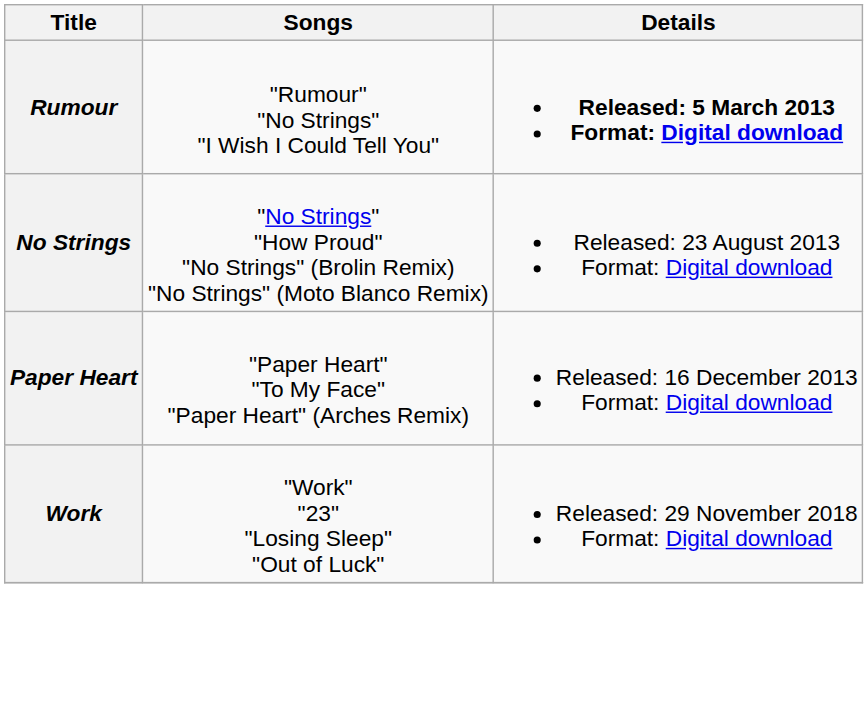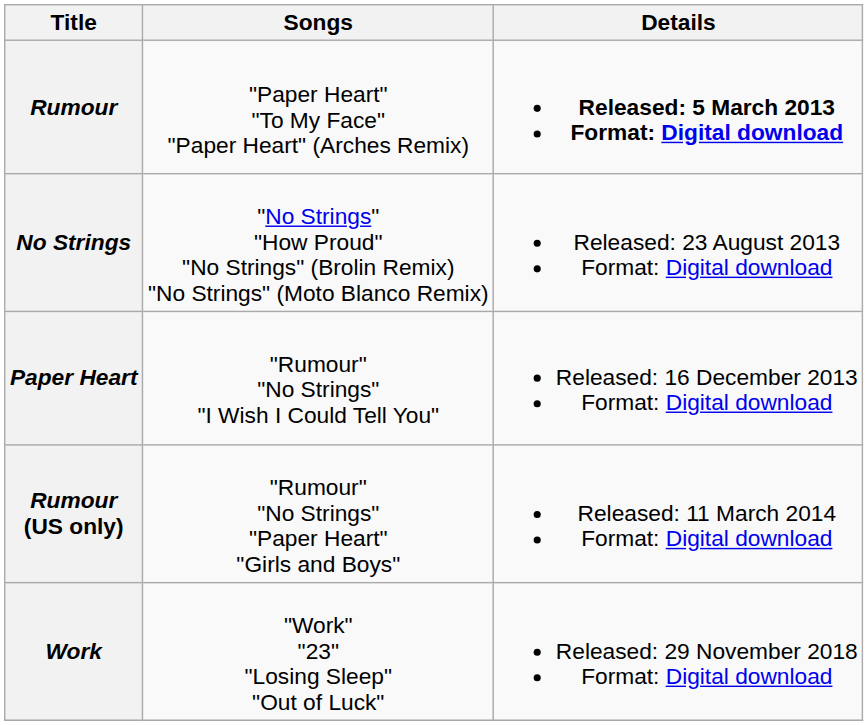(318, 119) "Rumour" "No Strings" "I Wish I Could Tell You" -> (318, 119) "Paper Heart" "To My Face" "Paper Heart" (Arches Remix)
(318, 390) "Paper Heart" "To My Face" "Paper Heart" (Arches Remix) -> (318, 390) "Rumour" "No Strings" "I Wish I Could Tell You"
+ row: (74, 513)
